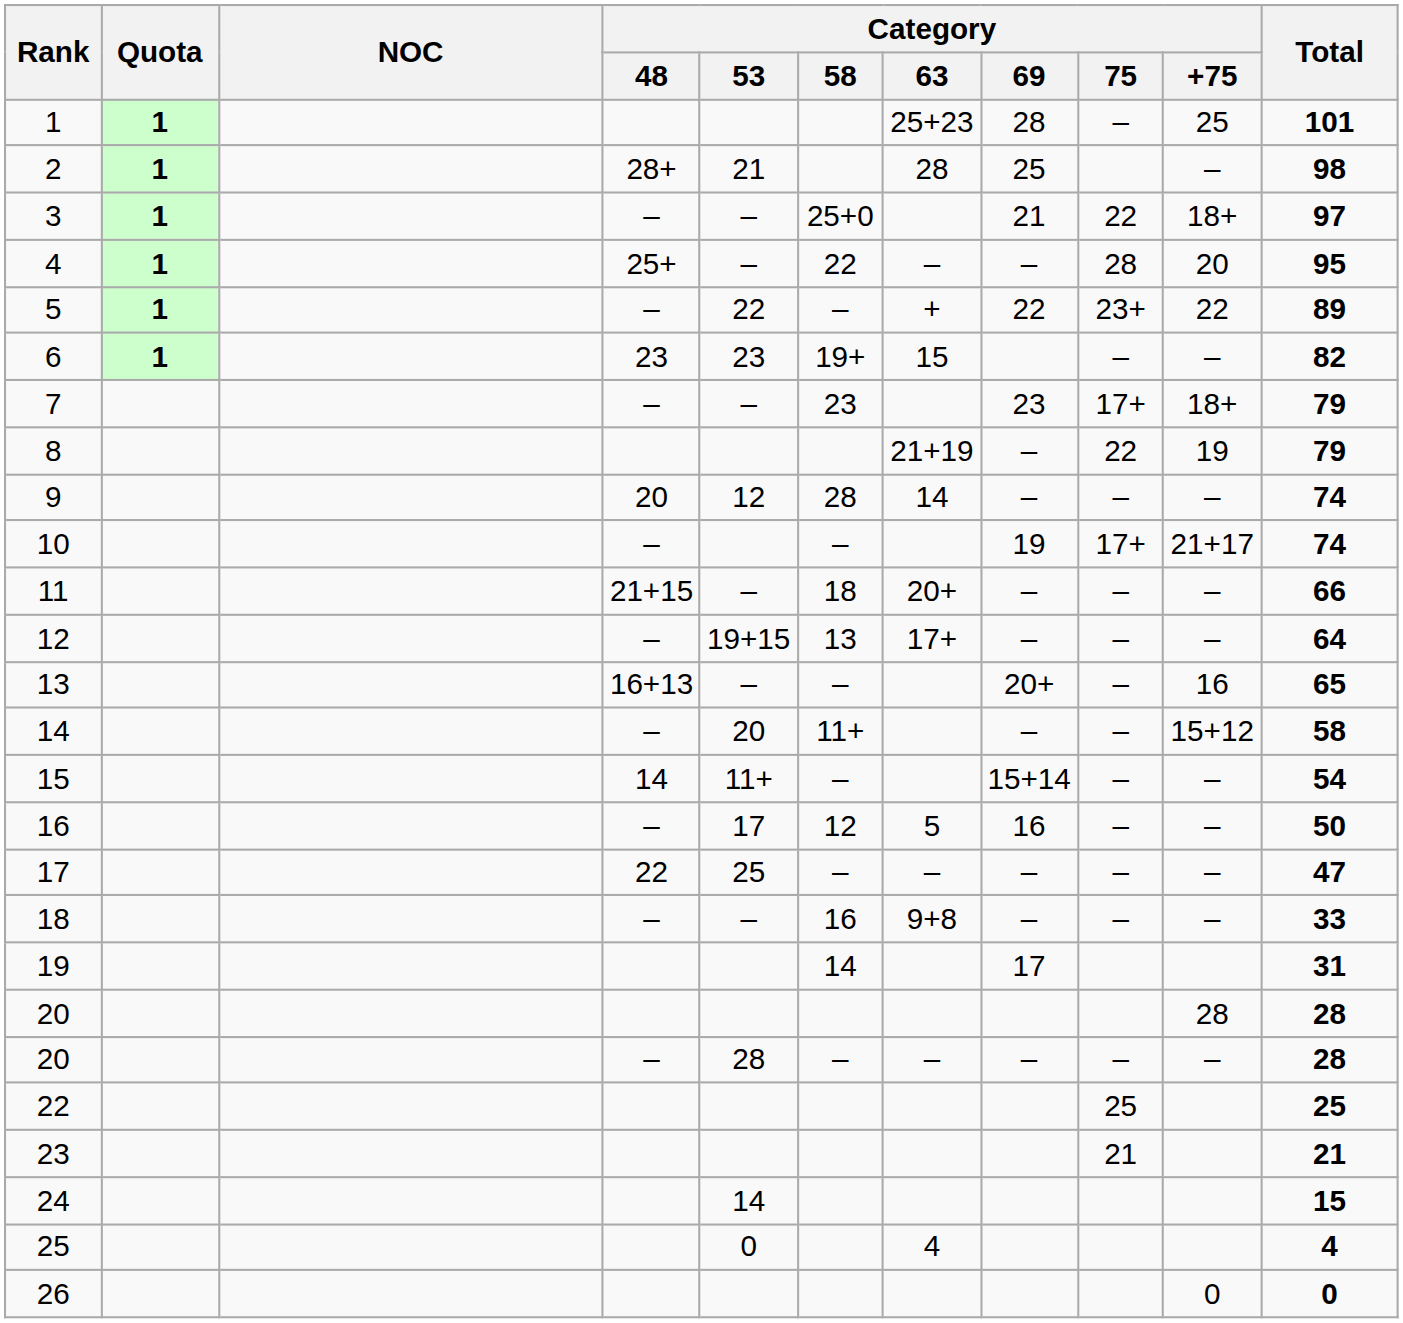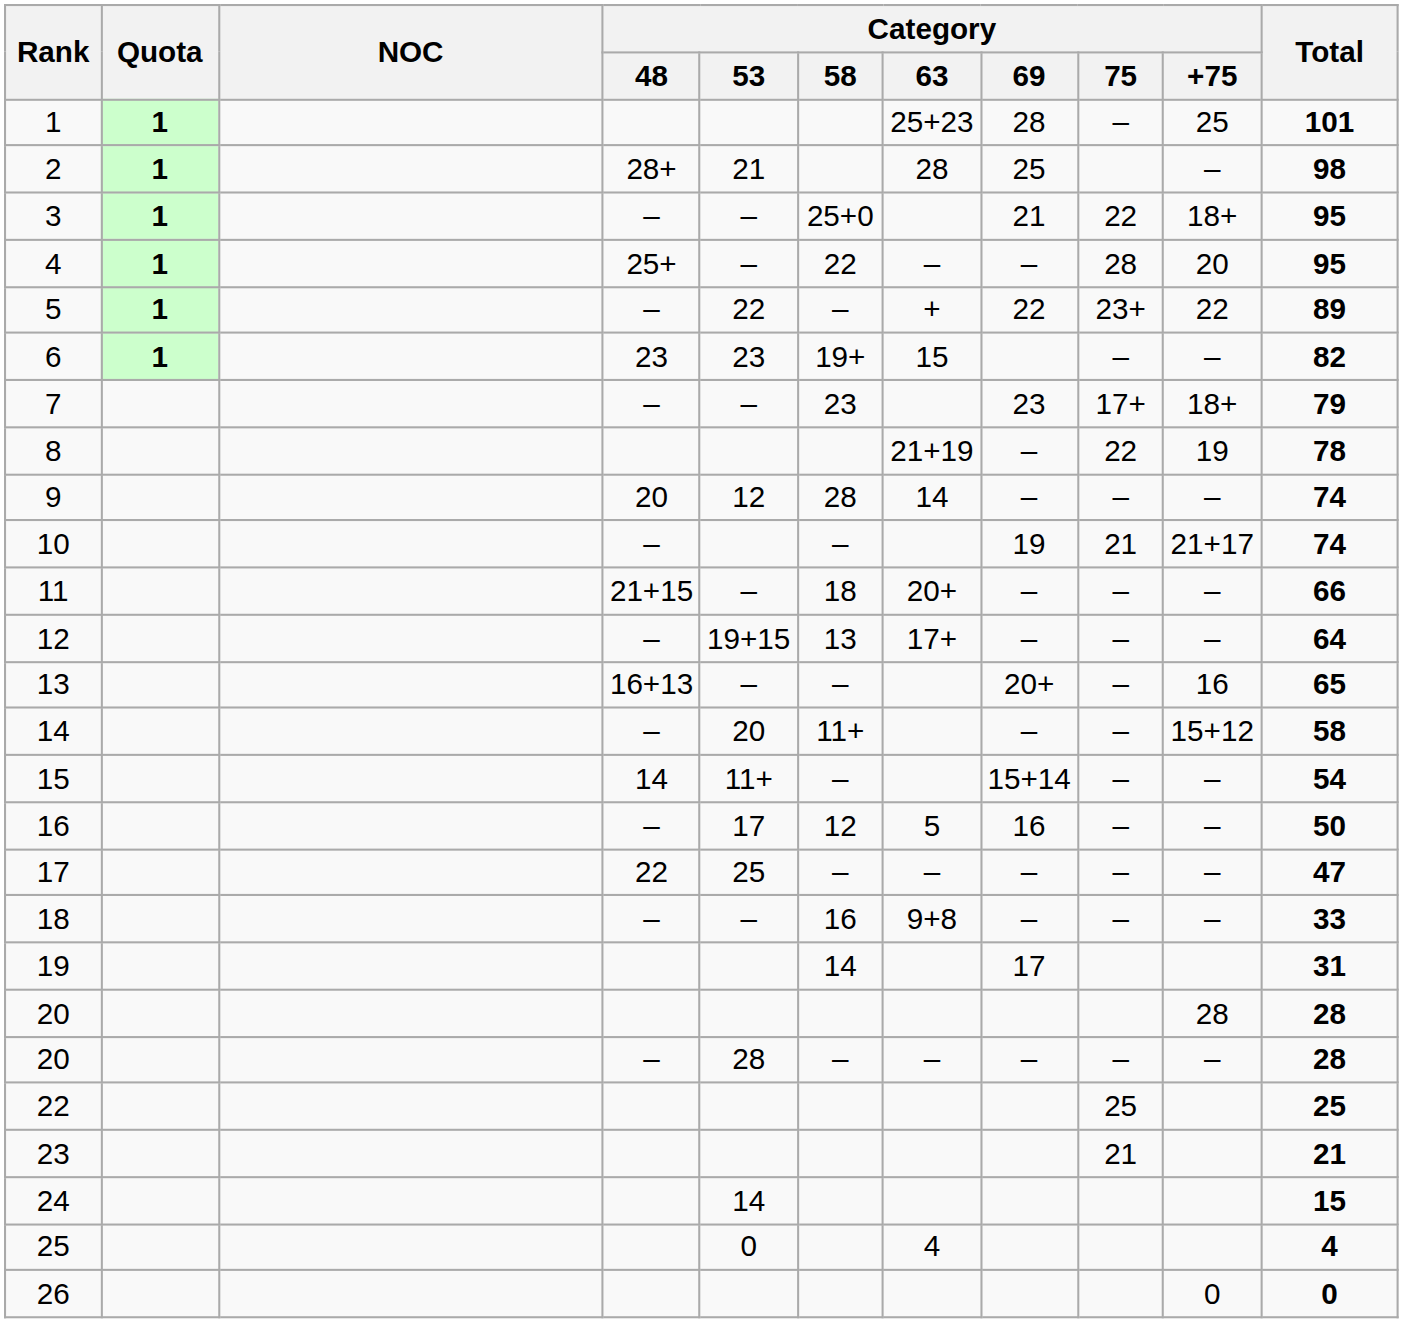(1330, 216) 97 -> (1330, 216) 95
(1330, 451) 79 -> (1330, 451) 78
(1121, 544) 17+ -> (1121, 544) 21
